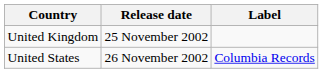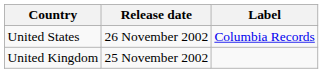rows swapped: (53, 36) <-> (44, 57)
